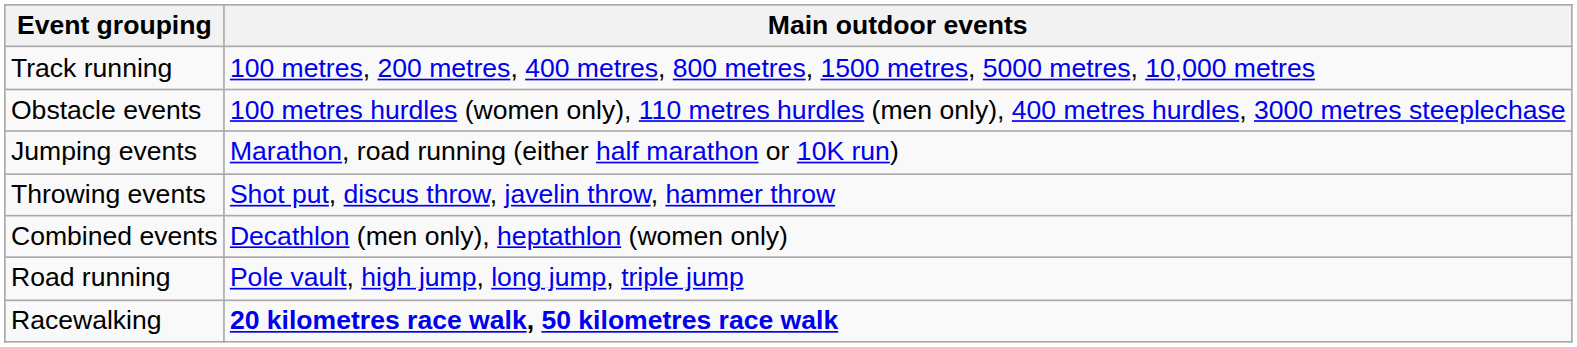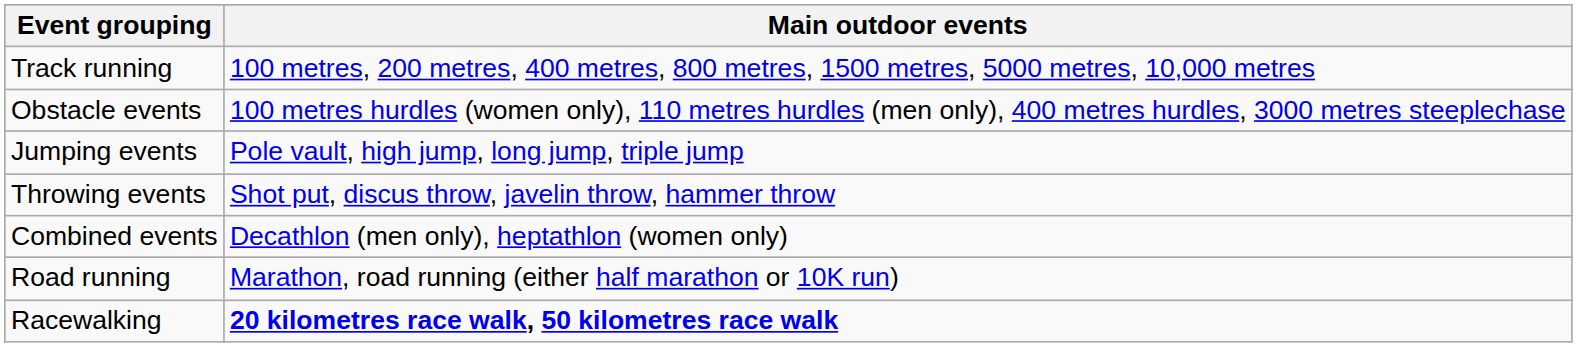(564, 151) Marathon, road running (either half marathon or 10K run) -> (487, 151) Pole vault, high jump, long jump, triple jump
(487, 278) Pole vault, high jump, long jump, triple jump -> (564, 278) Marathon, road running (either half marathon or 10K run)
